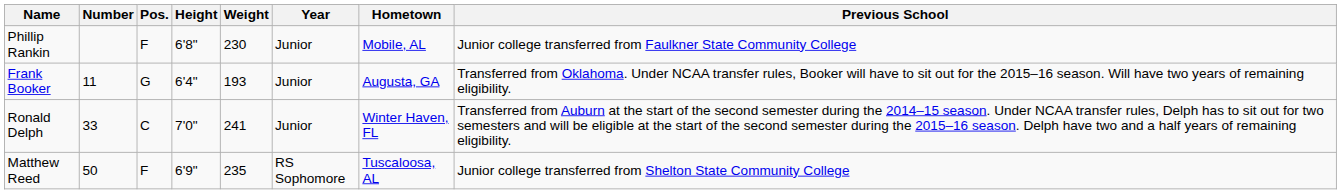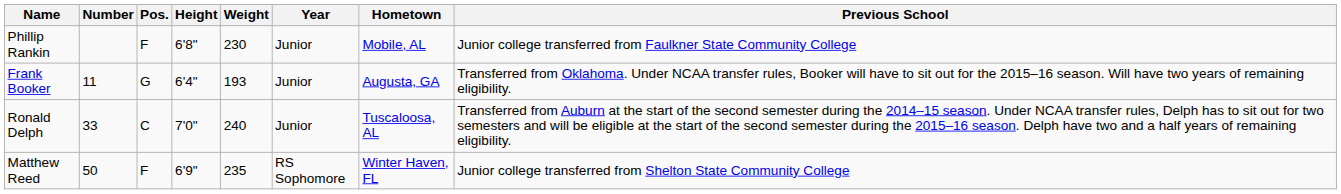(235, 125) 241 -> (235, 125) 240
(405, 125) Winter Haven, FL -> (399, 125) Tuscaloosa, AL
(399, 170) Tuscaloosa, AL -> (405, 170) Winter Haven, FL
